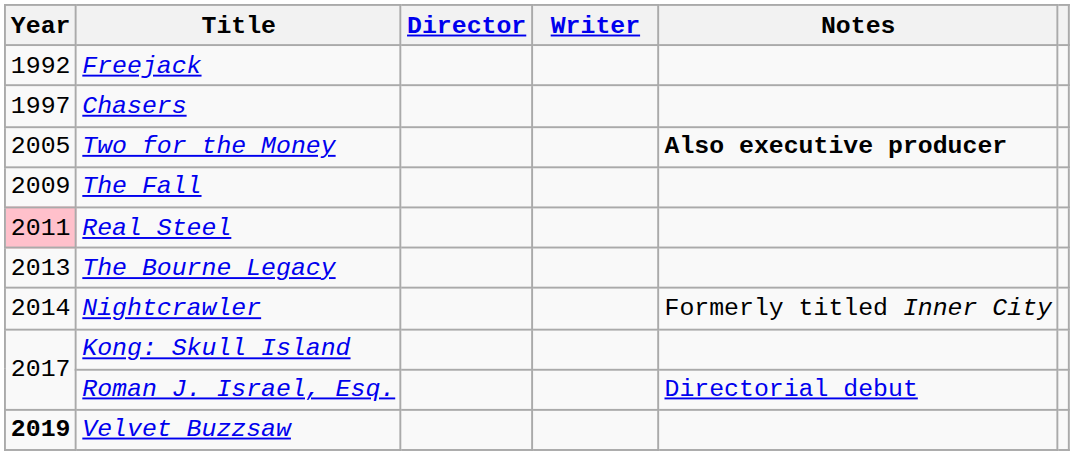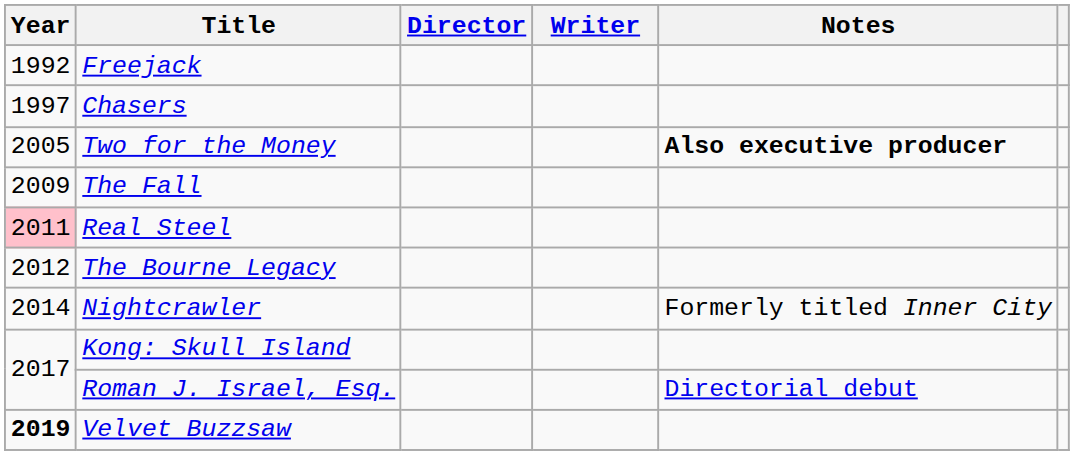(41, 268) 2013 -> (41, 268) 2012
